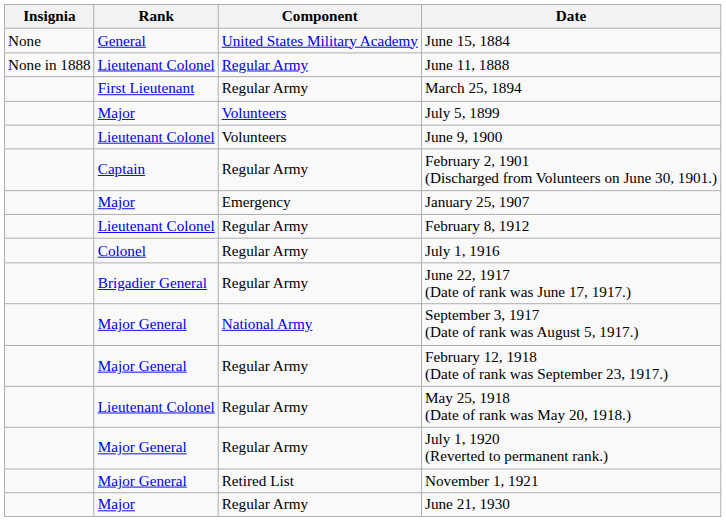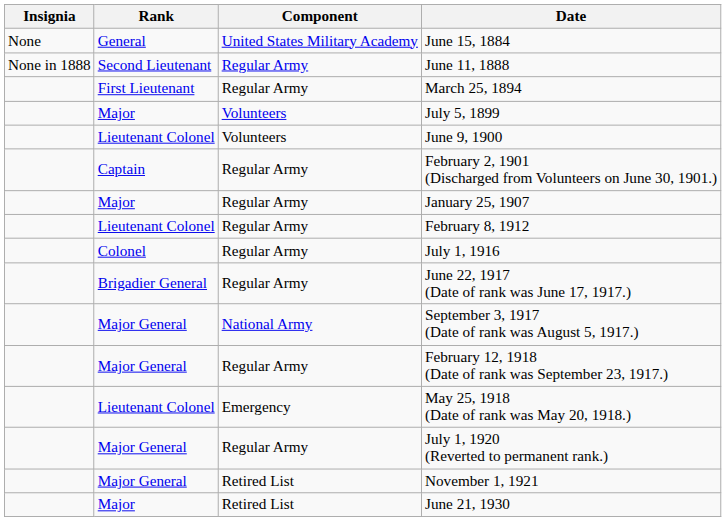(156, 64) Lieutenant Colonel -> (155, 64) Second Lieutenant
(256, 202) Emergency -> (265, 202) Regular Army
(265, 406) Regular Army -> (256, 406) Emergency
(265, 504) Regular Army -> (258, 504) Retired List
